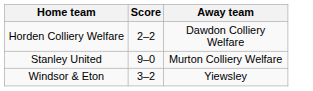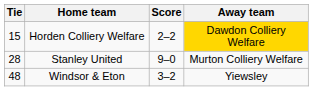+ column: (15, 13)
(226, 36) no background -> (246, 36) gold background
